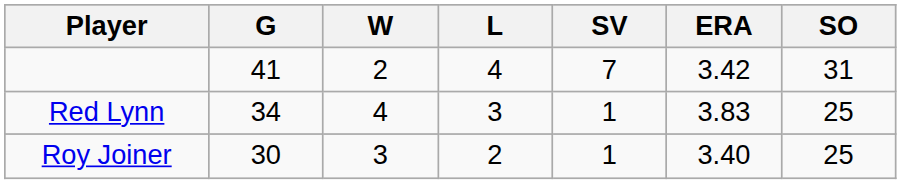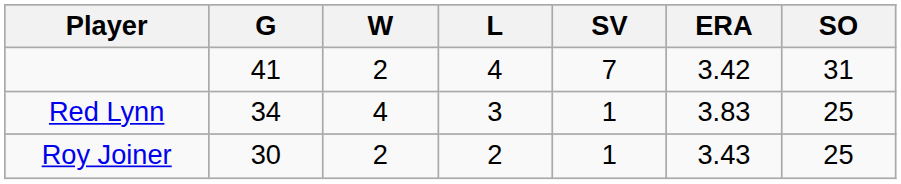(380, 155) 3 -> (380, 155) 2
(724, 155) 3.40 -> (724, 155) 3.43
